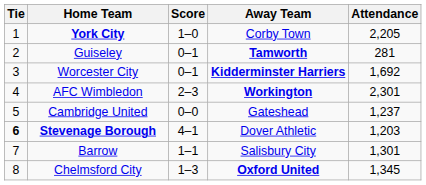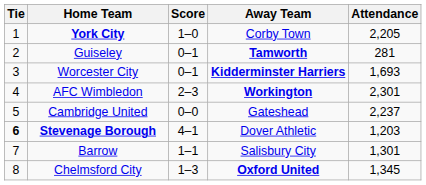(385, 72) 1,692 -> (385, 72) 1,693
(385, 111) 1,237 -> (385, 111) 2,237
